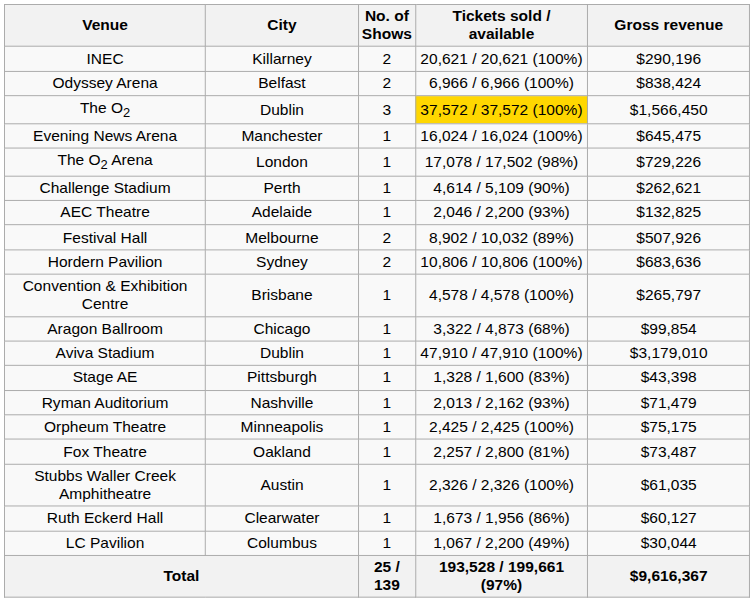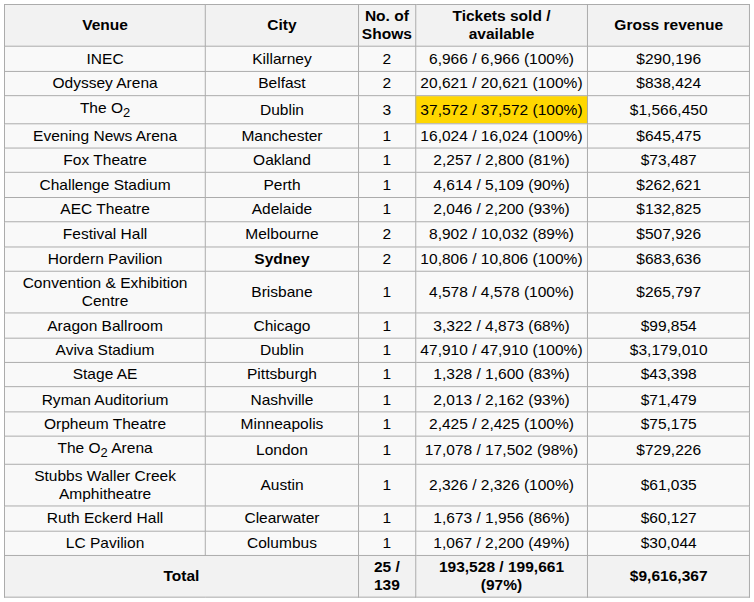(501, 58) 20,621 / 20,621 (100%) -> (501, 58) 6,966 / 6,966 (100%)
(501, 83) 6,966 / 6,966 (100%) -> (501, 83) 20,621 / 20,621 (100%)
rows swapped: (105, 162) <-> (105, 451)
(282, 261) normal -> (282, 258) bold
